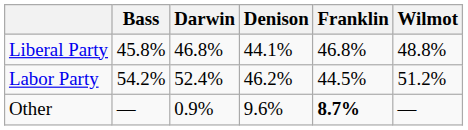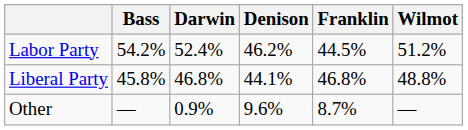rows swapped: (54, 79) <-> (58, 49)
(339, 109) bold -> (337, 109) normal
